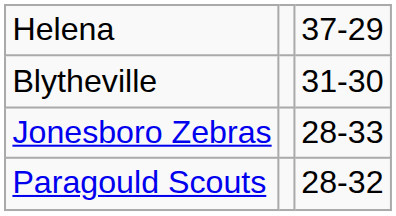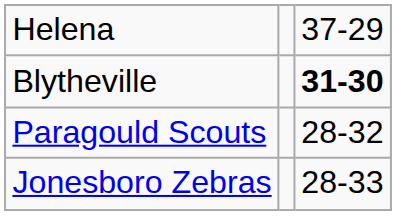(342, 81) normal -> (342, 81) bold
rows swapped: (139, 183) <-> (142, 132)
